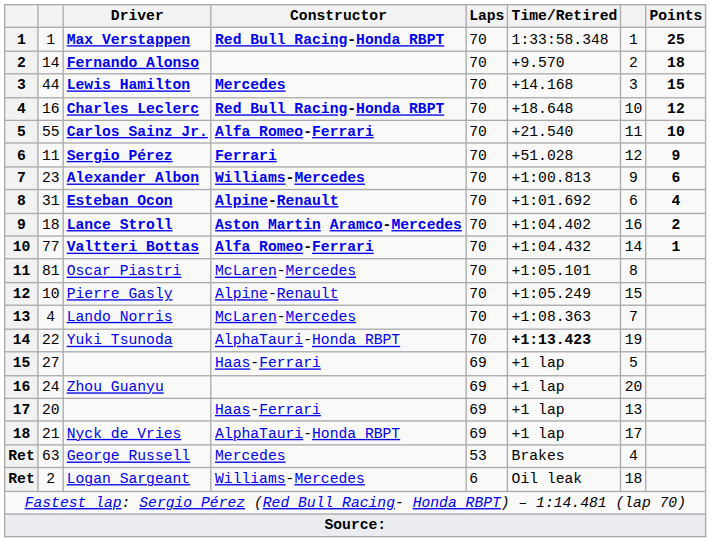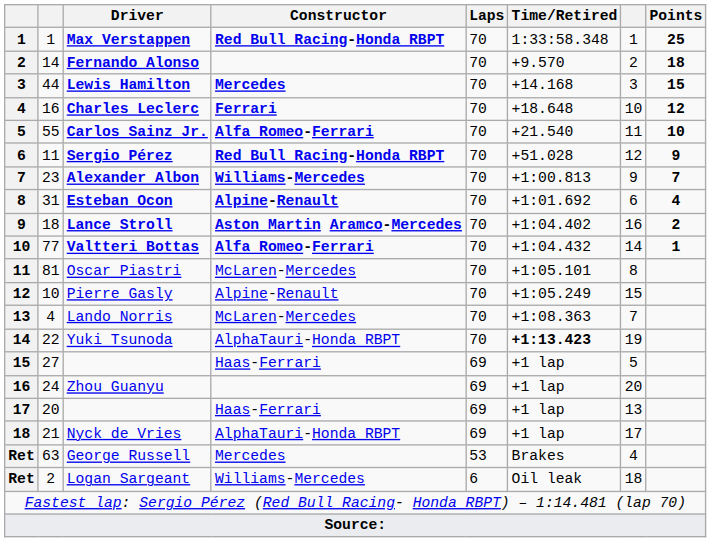(330, 109) Red Bull Racing-Honda RBPT -> (246, 109) Ferrari
(246, 155) Ferrari -> (330, 155) Red Bull Racing-Honda RBPT
(676, 178) 6 -> (676, 178) 7
